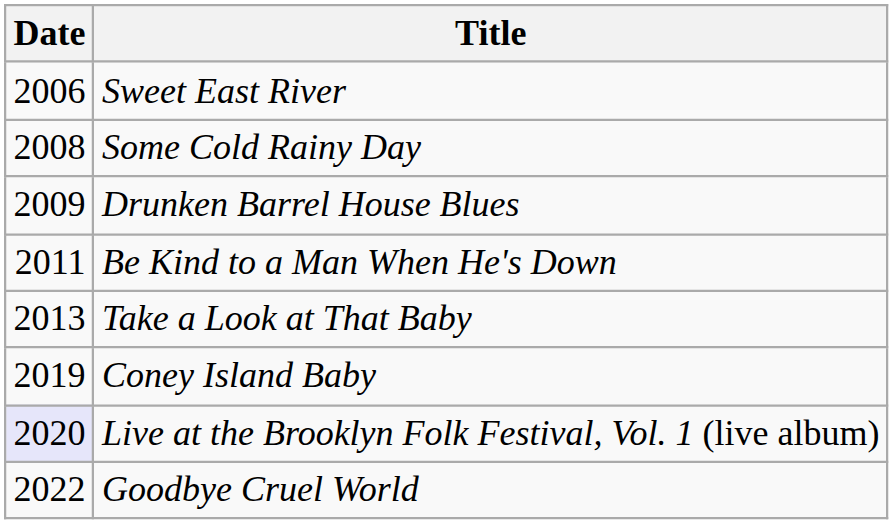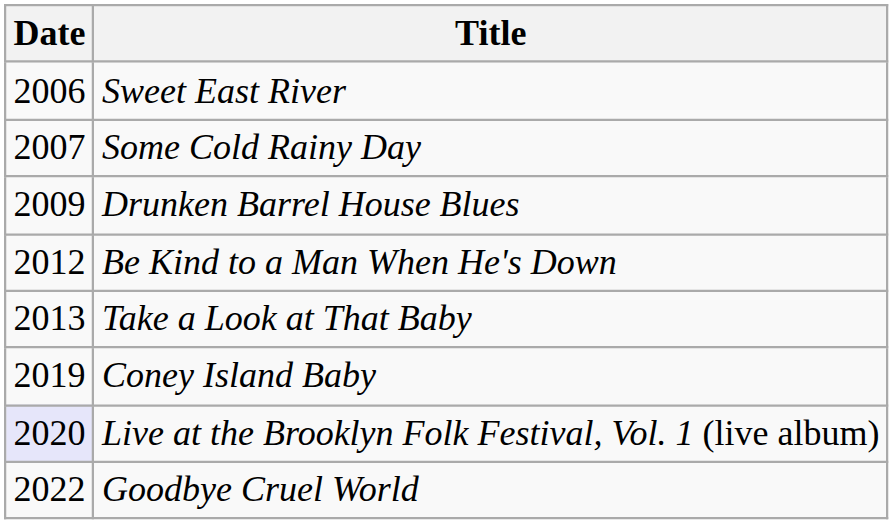(49, 147) 2008 -> (49, 147) 2007
(50, 261) 2011 -> (49, 261) 2012
